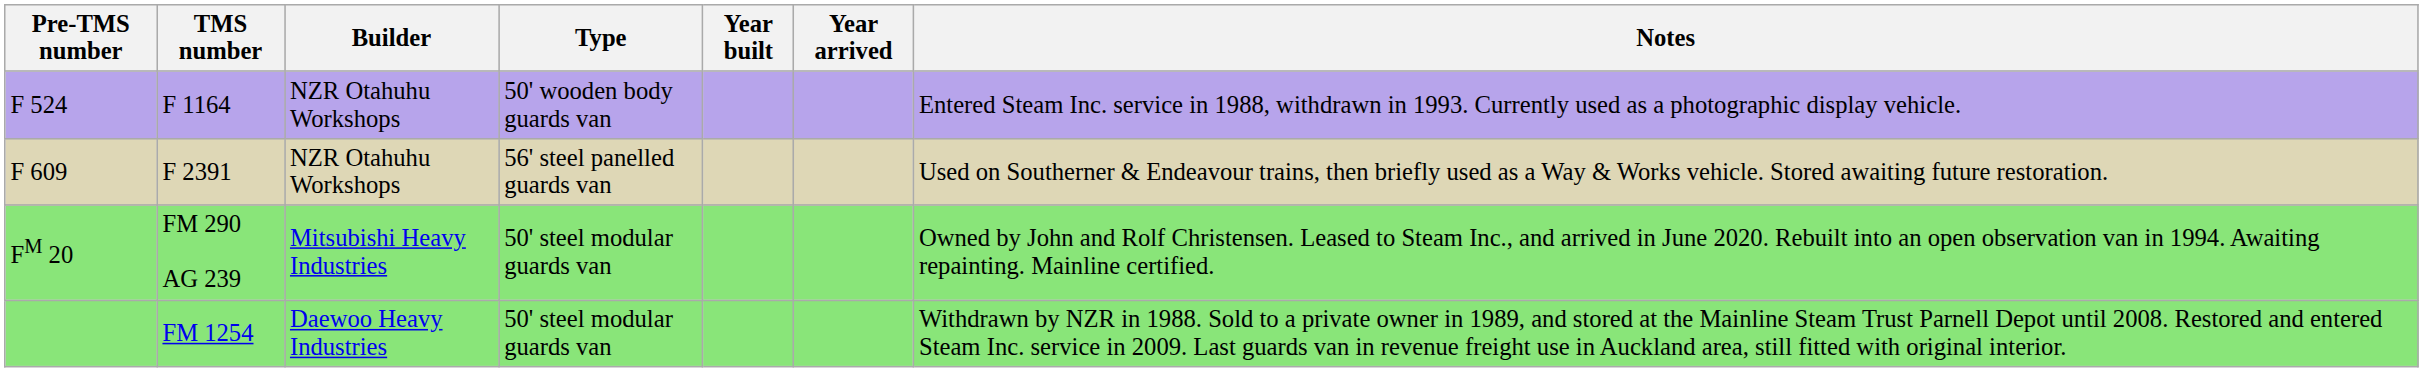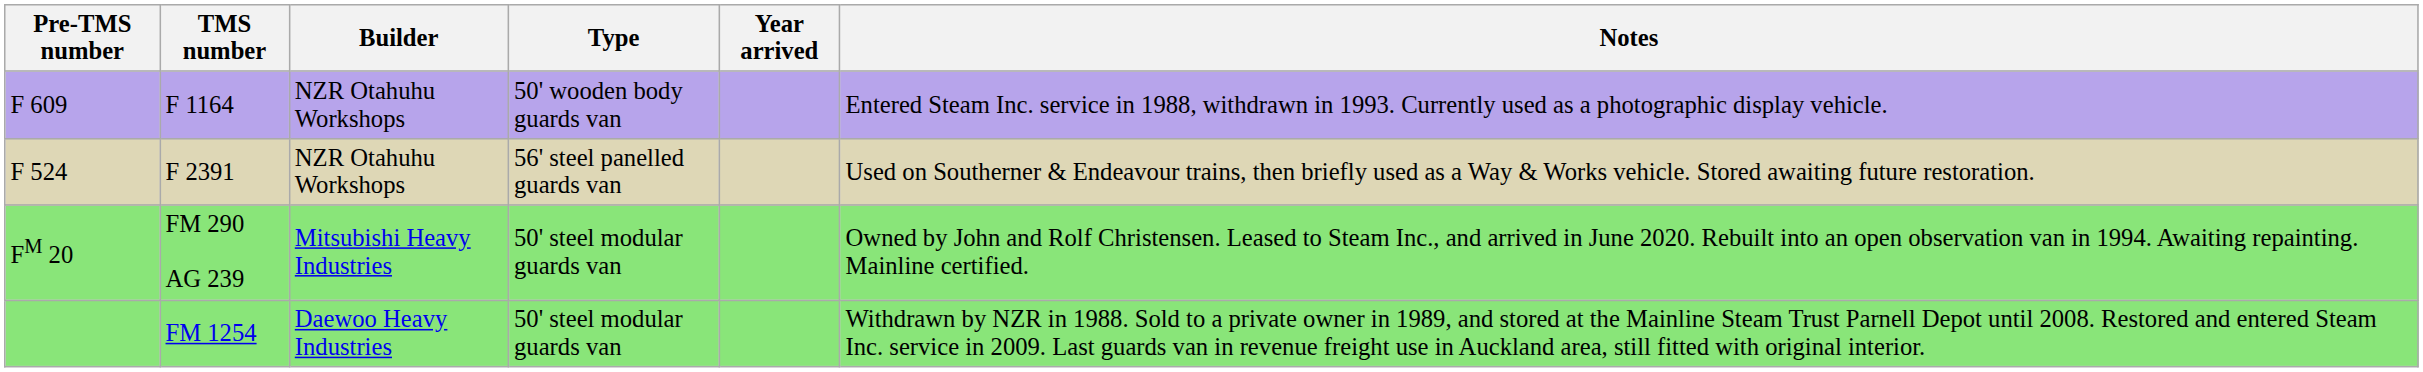- column: (748, 37)
(39, 104) F 524 -> (39, 104) F 609
(39, 171) F 609 -> (39, 171) F 524
